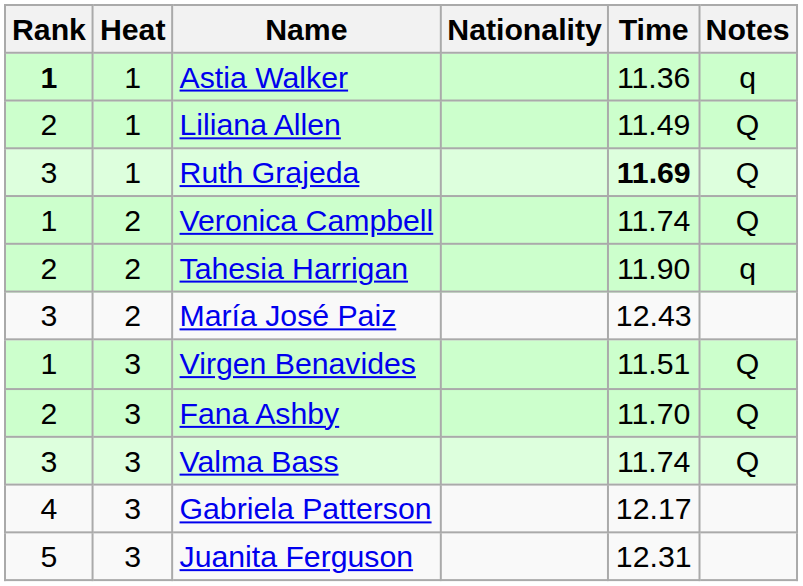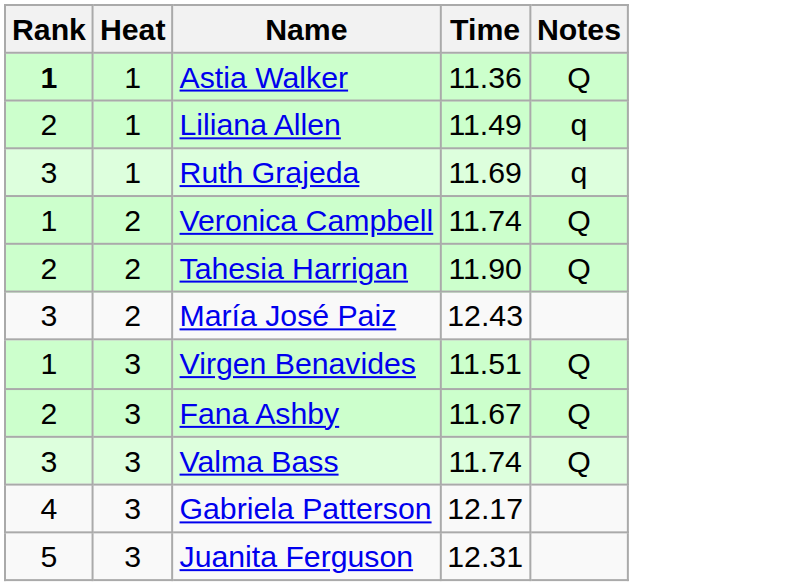- column: (525, 29)
(748, 77) q -> (579, 77) Q
(748, 125) Q -> (579, 125) q
(654, 173) bold -> (485, 173) normal
(748, 173) Q -> (579, 173) q
(748, 269) q -> (579, 269) Q
(654, 412) 11.70 -> (485, 412) 11.67
